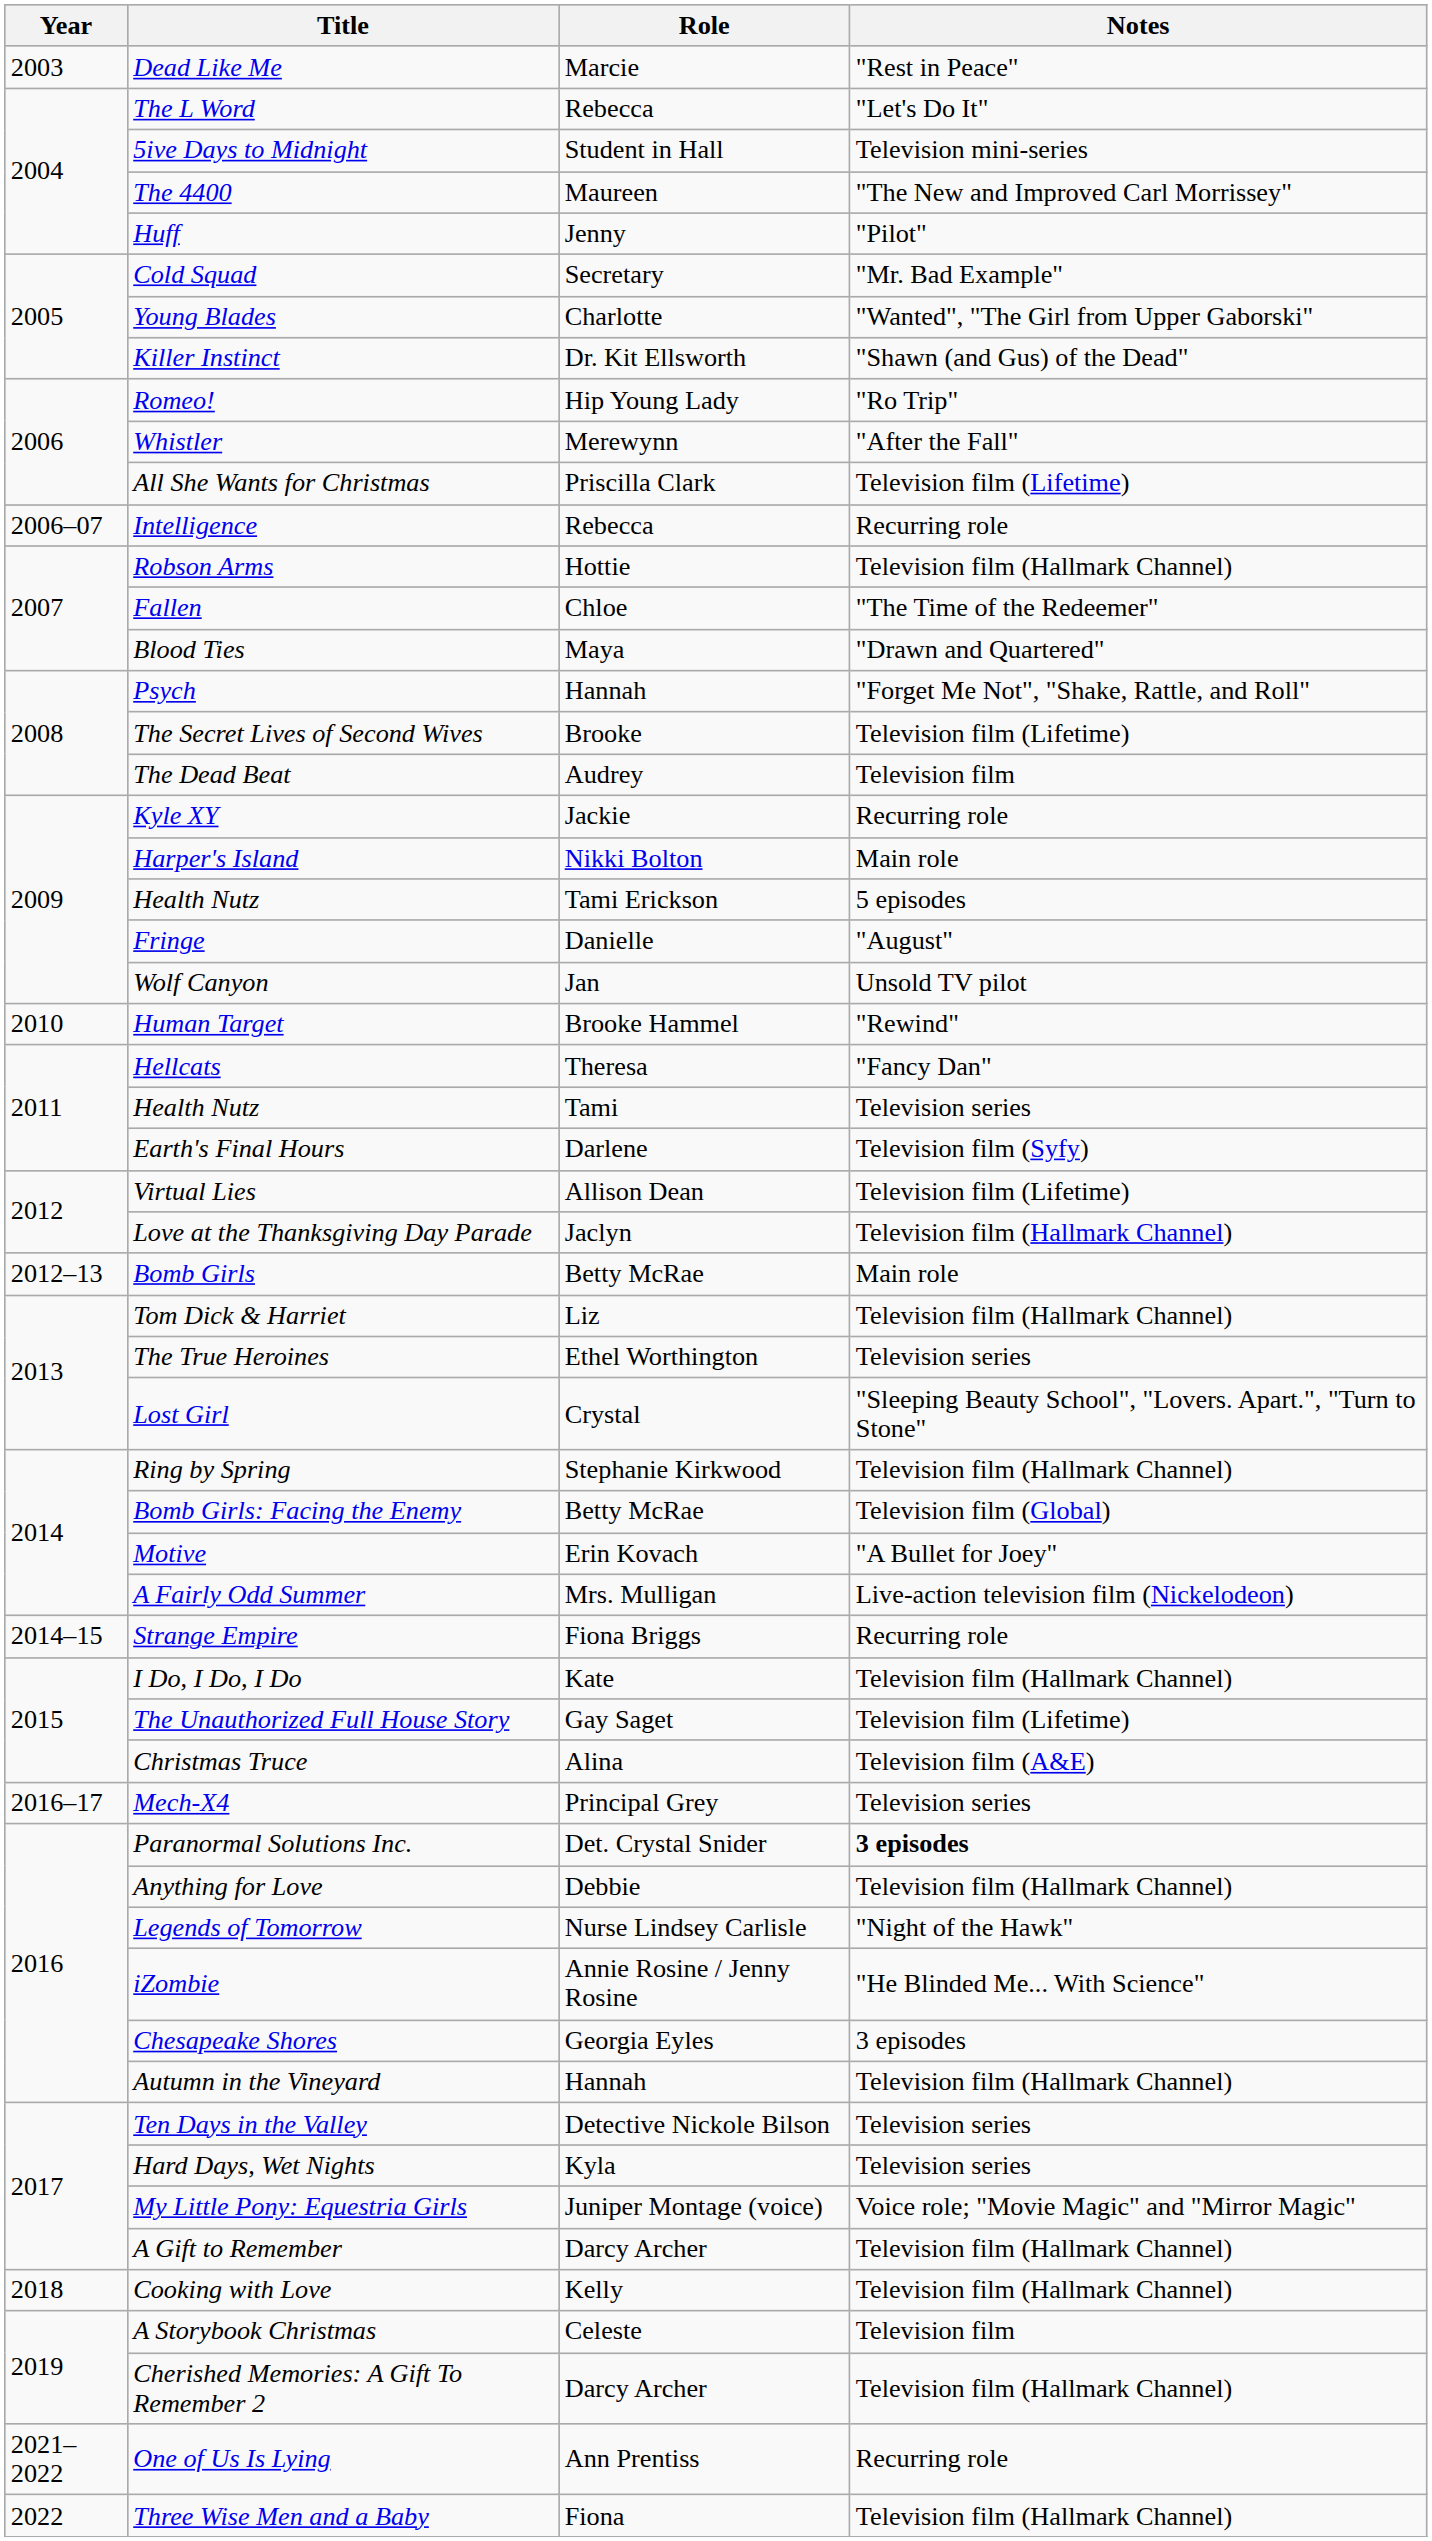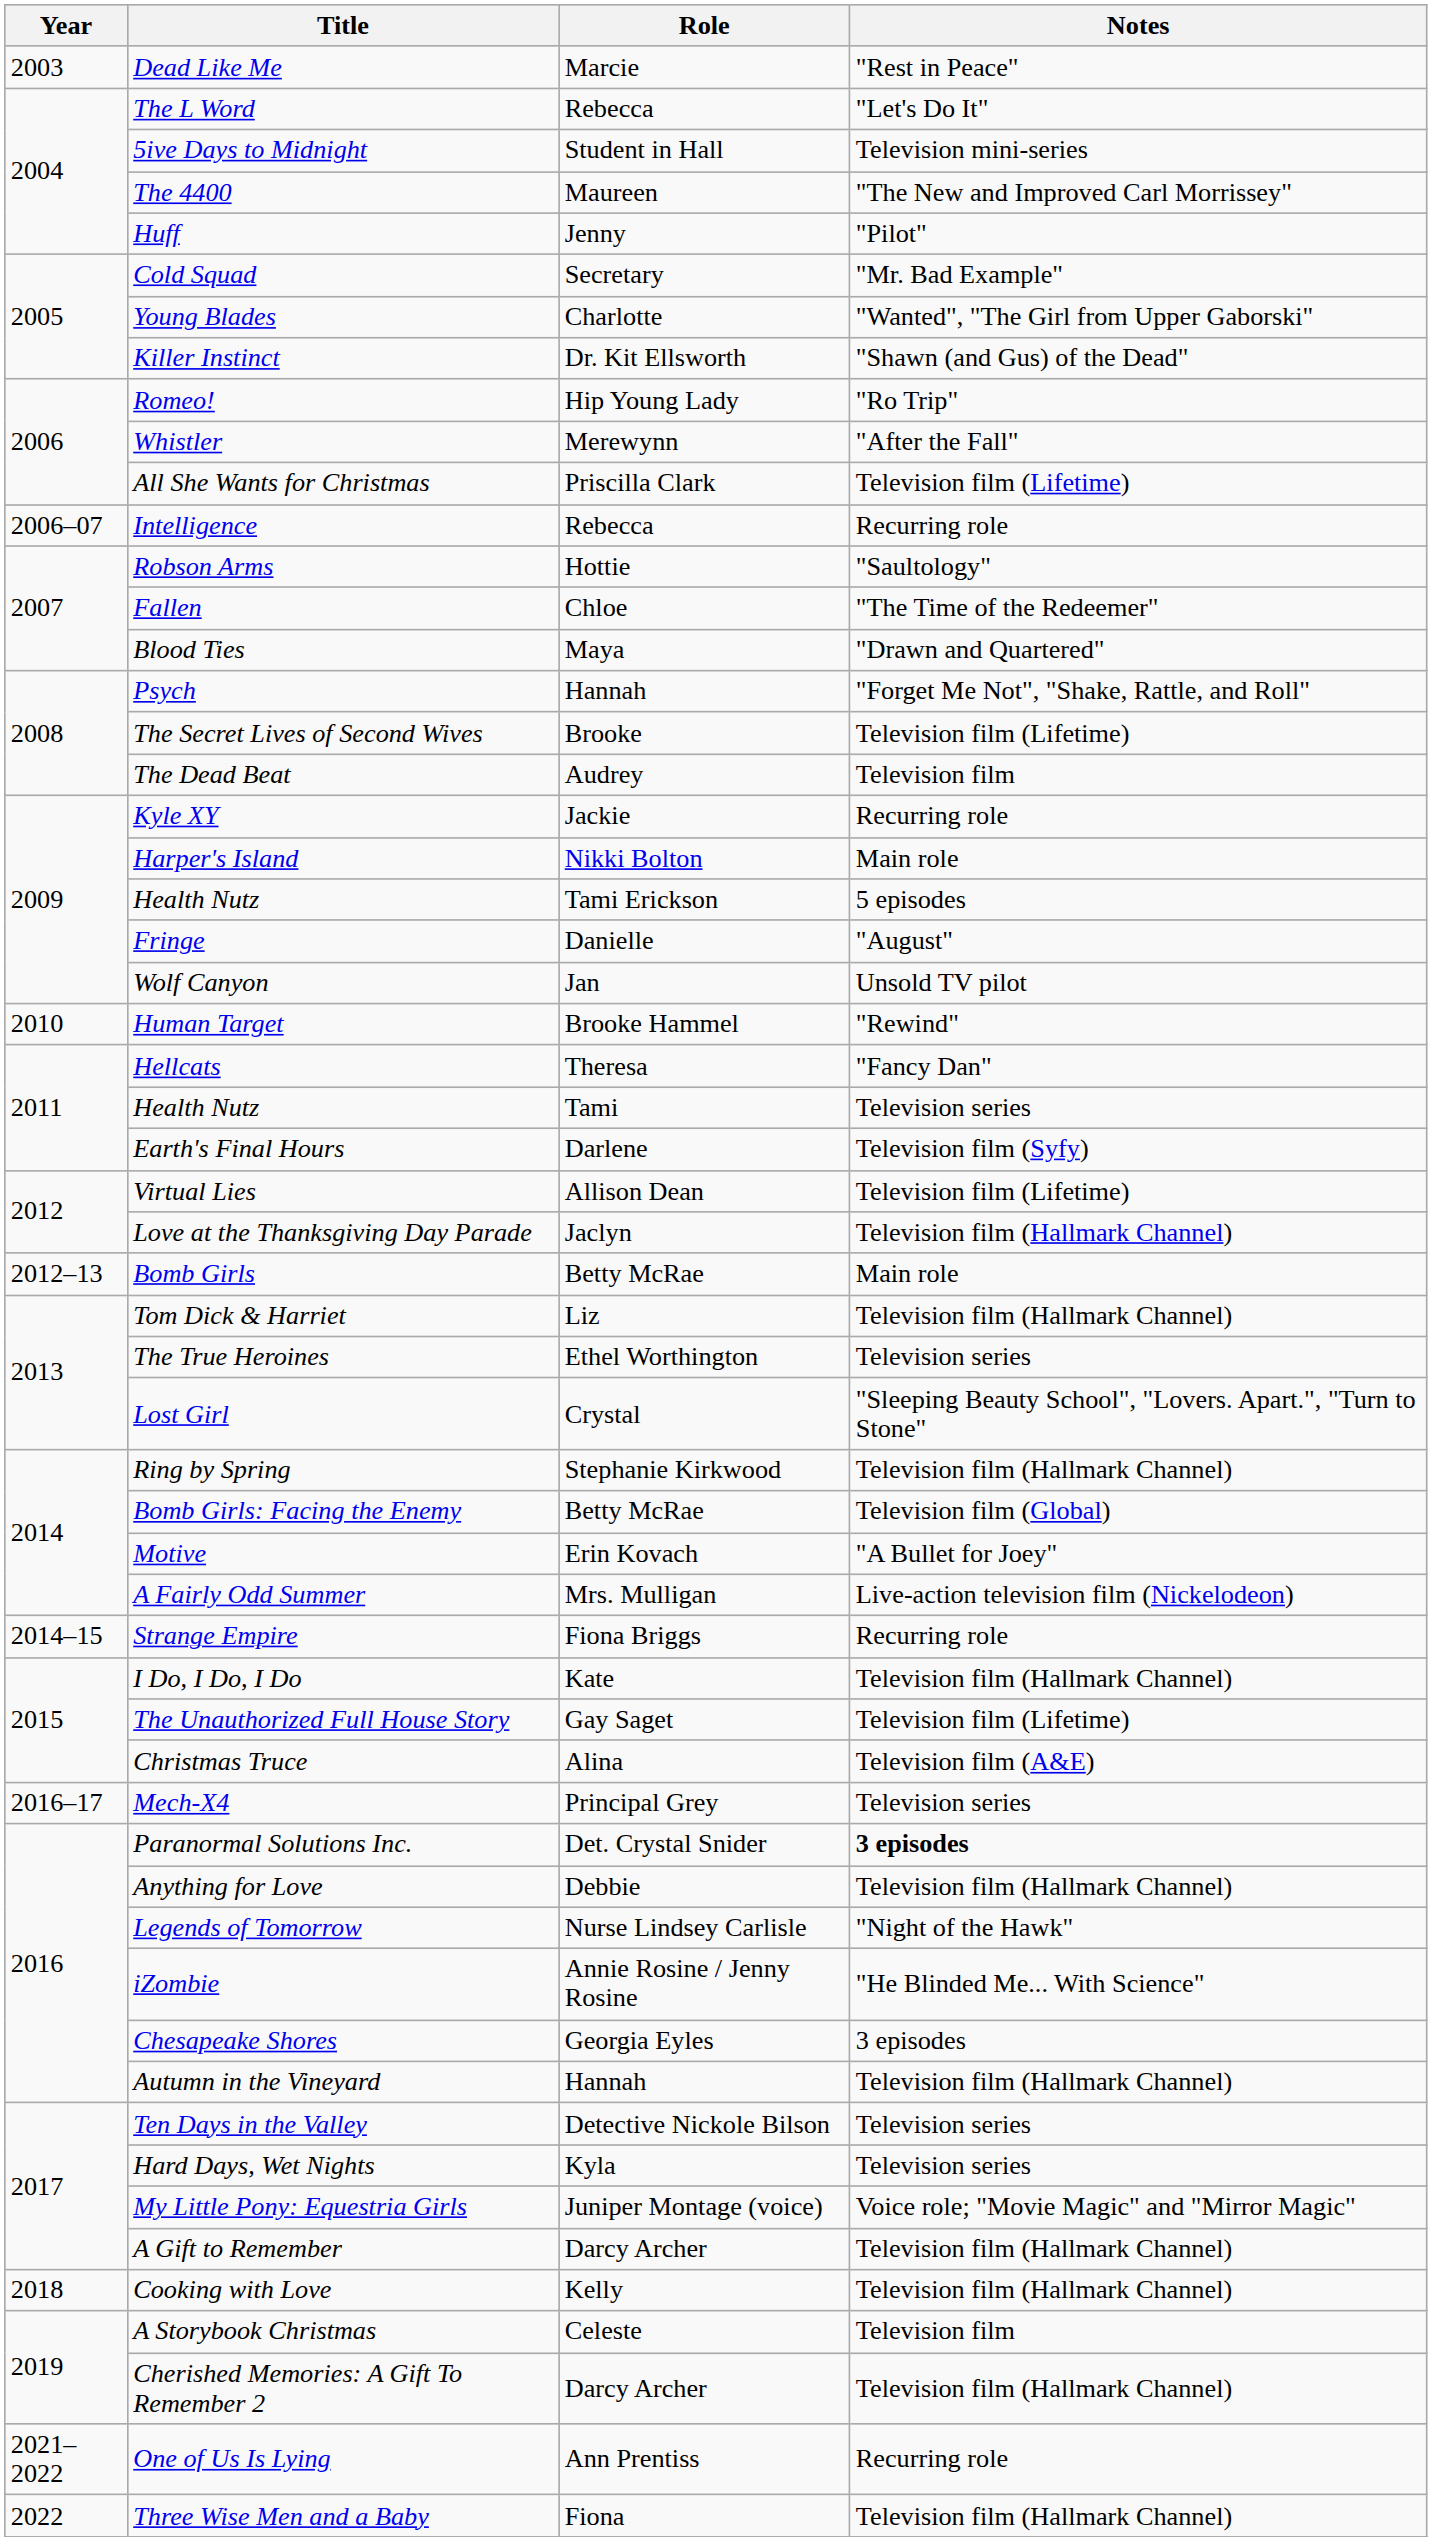(1044, 566) Television film (Hallmark Channel) -> (923, 566) "Saultology"
